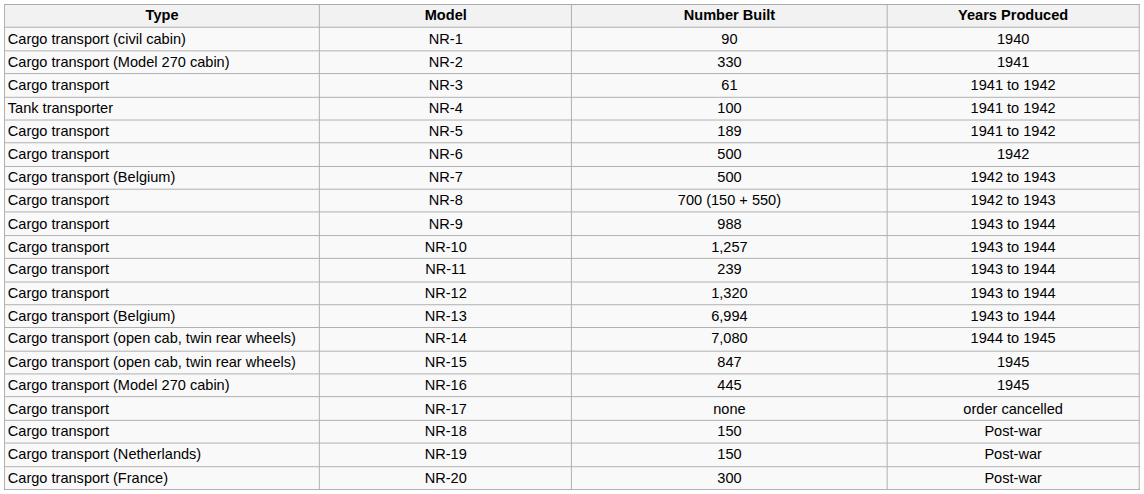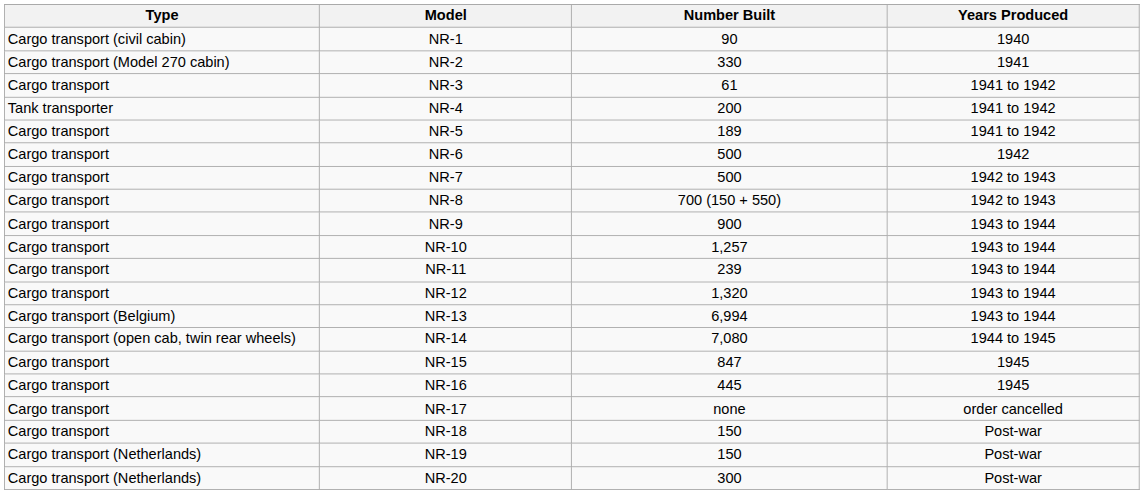(729, 108) 100 -> (729, 108) 200
(92, 177) Cargo transport (Belgium) -> (58, 177) Cargo transport
(729, 223) 988 -> (729, 223) 900
(152, 362) Cargo transport (open cab, twin rear wheels) -> (58, 362) Cargo transport
(119, 385) Cargo transport (Model 270 cabin) -> (58, 385) Cargo transport
(88, 477) Cargo transport (France) -> (105, 477) Cargo transport (Netherlands)
